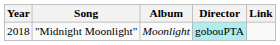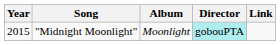(18, 31) 2018 -> (18, 31) 2015
